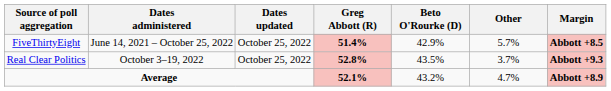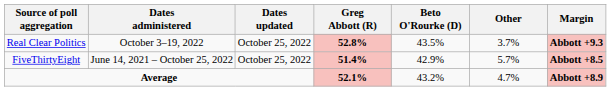rows swapped: (46, 60) <-> (46, 43)
